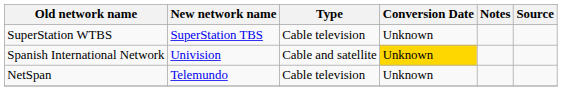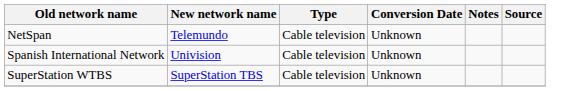rows swapped: (29, 75) <-> (60, 34)
(329, 55) Cable and satellite -> (324, 55) Cable television
(408, 55) gold background -> (396, 55) no background
